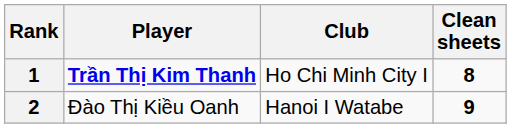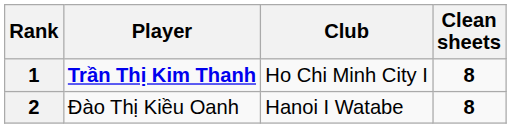(469, 107) 9 -> (469, 107) 8
